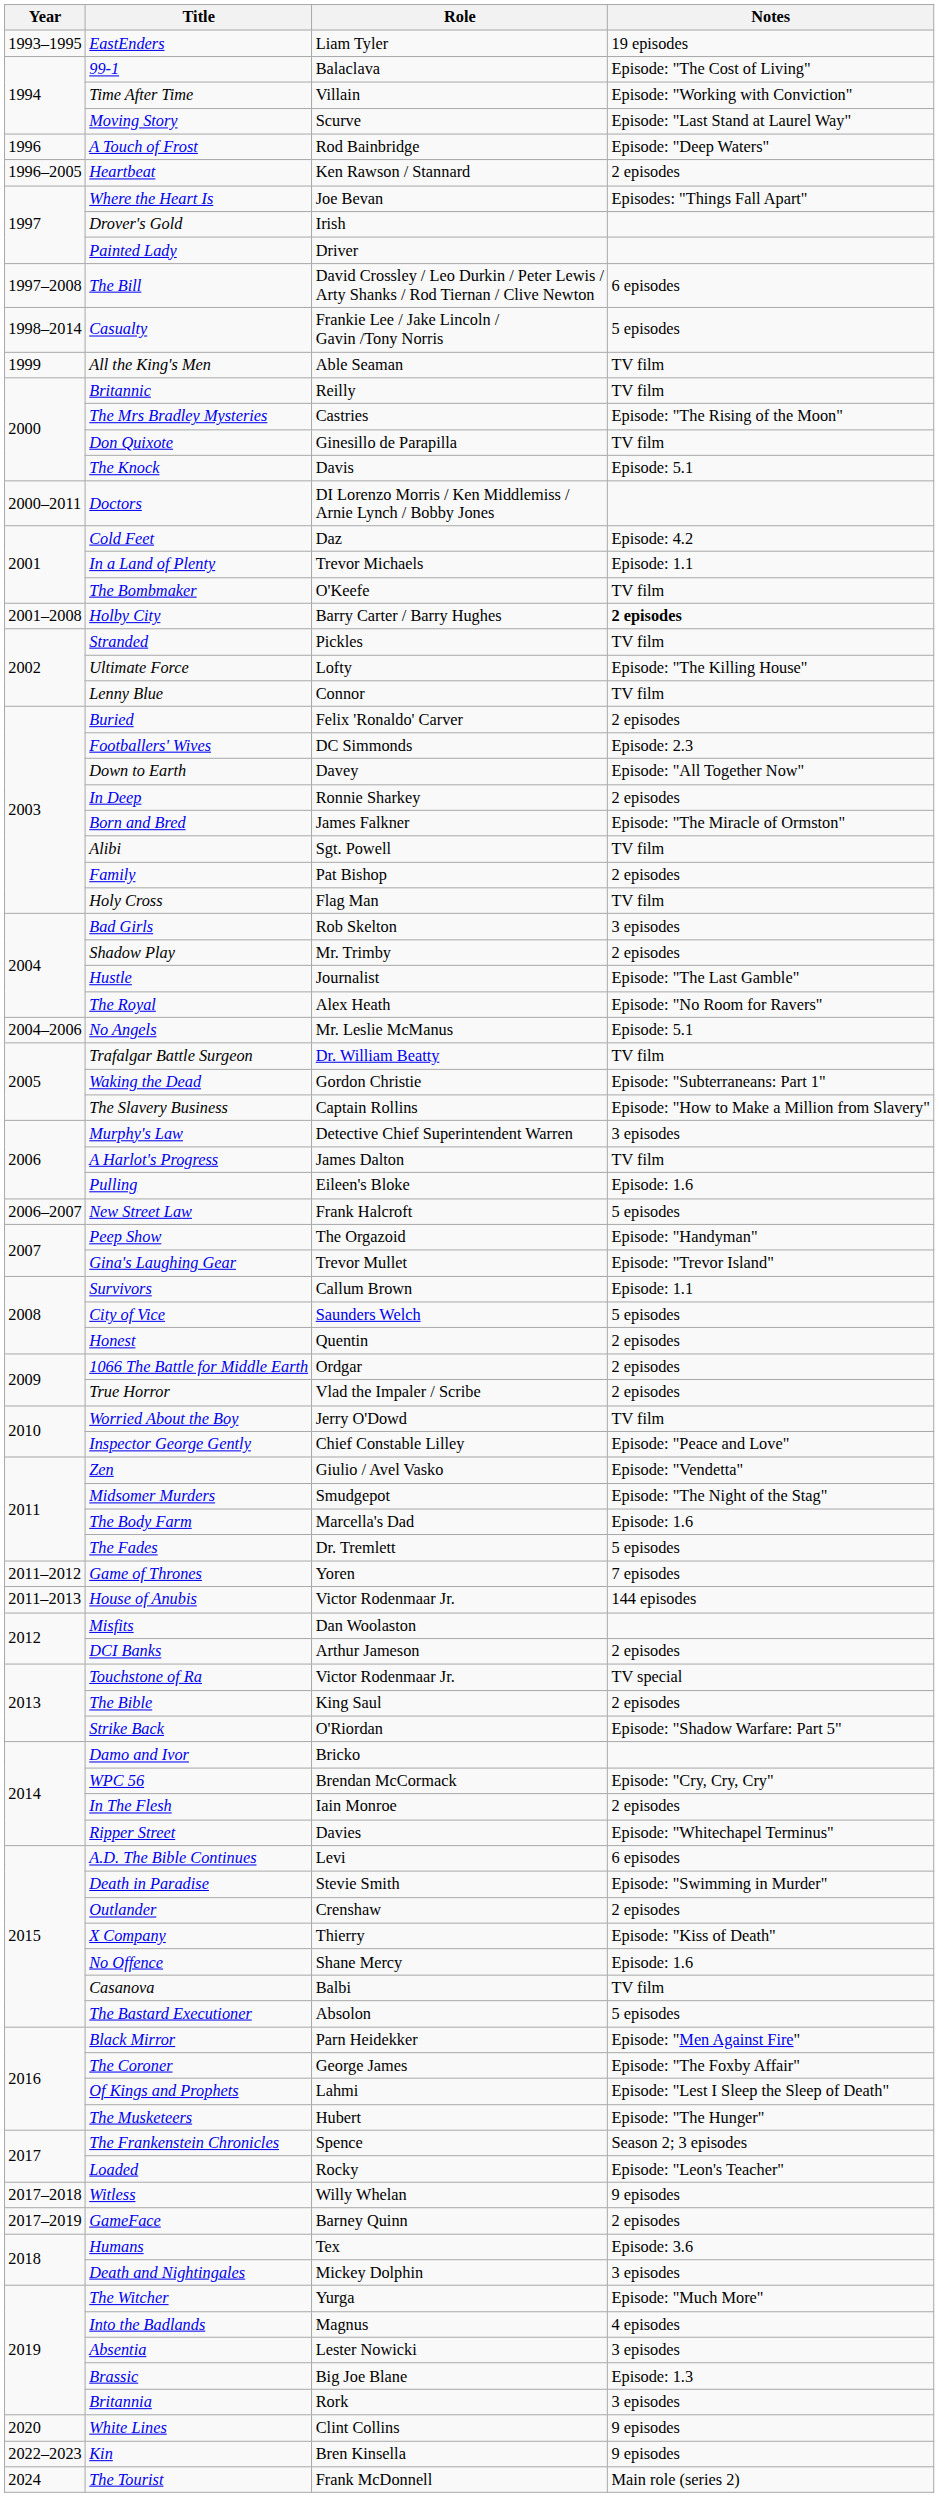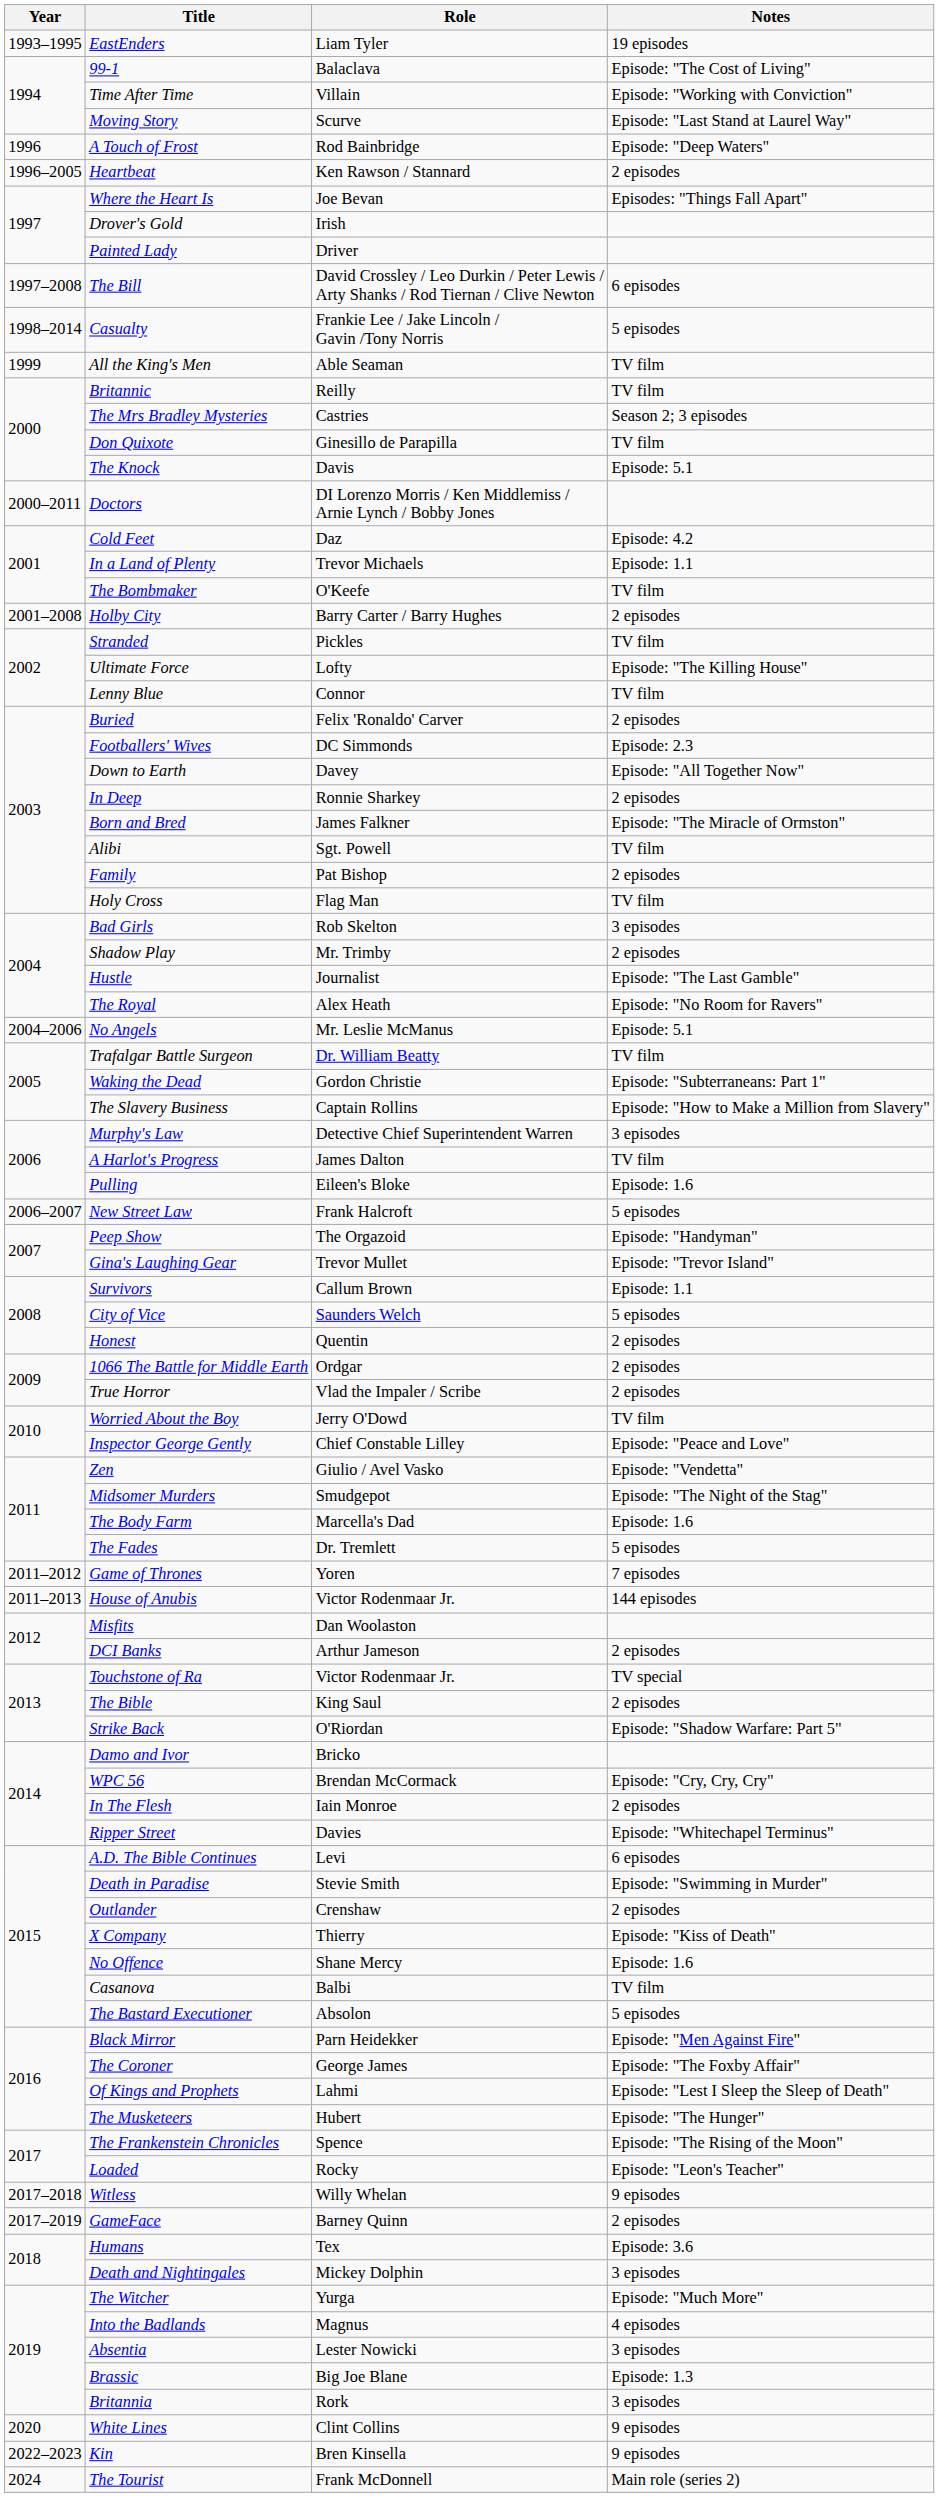(727, 416) Episode: "The Rising of the Moon" -> (679, 416) Season 2; 3 episodes
(647, 616) bold -> (646, 616) normal
(679, 2143) Season 2; 3 episodes -> (727, 2143) Episode: "The Rising of the Moon"
